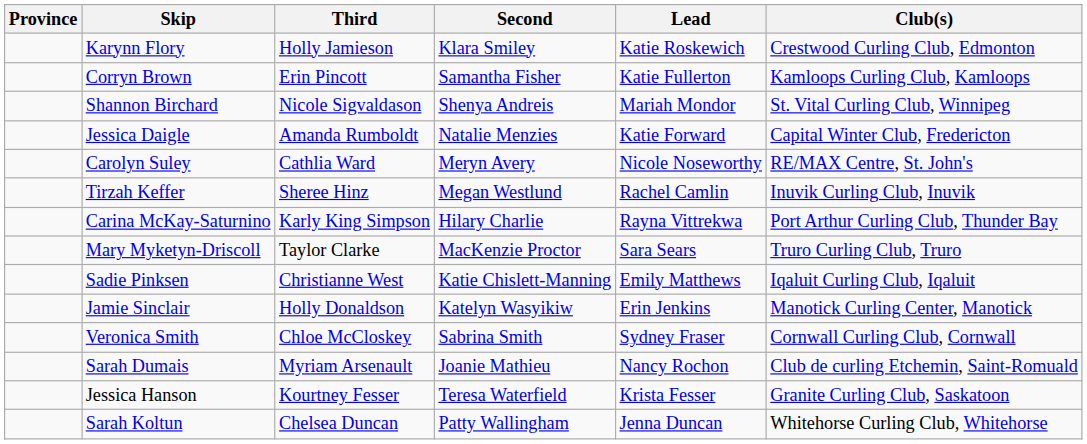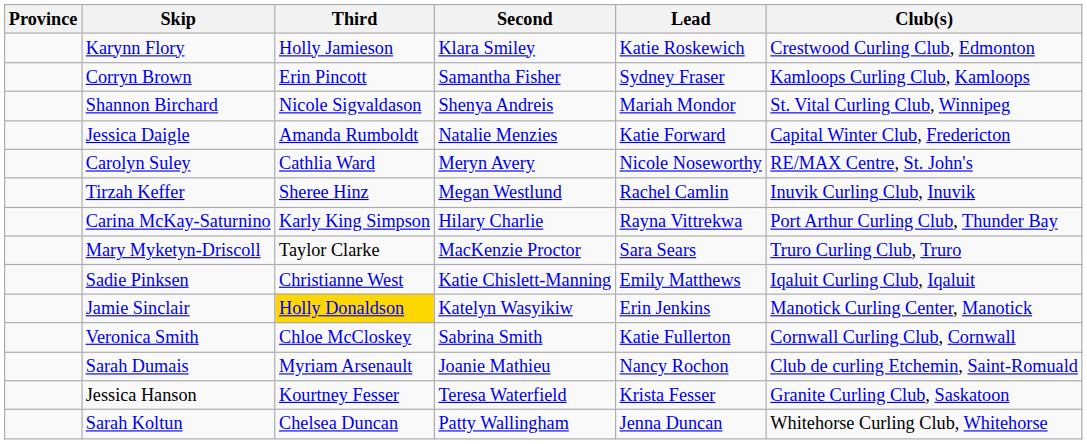(675, 76) Katie Fullerton -> (672, 76) Sydney Fraser
(342, 308) no background -> (342, 308) gold background
(672, 337) Sydney Fraser -> (675, 337) Katie Fullerton
